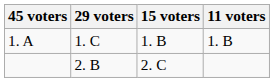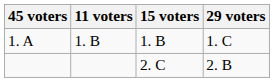columns swapped: (236, 16) <-> (104, 16)
